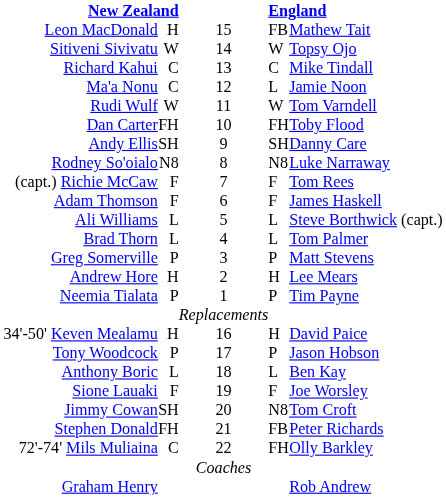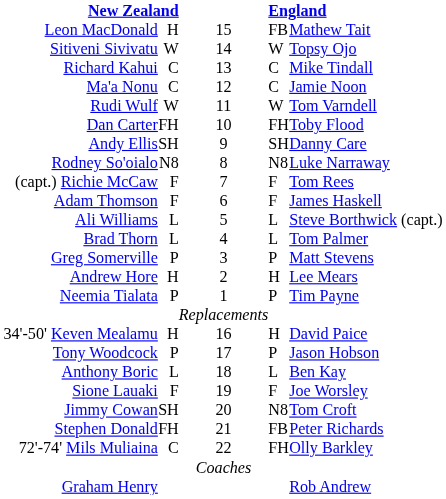(273, 86) L -> (274, 86) C
